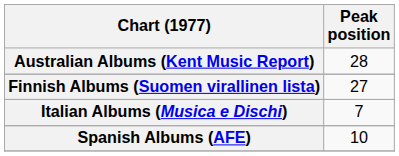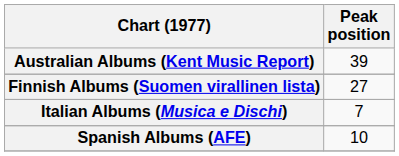(359, 61) 28 -> (359, 61) 39
